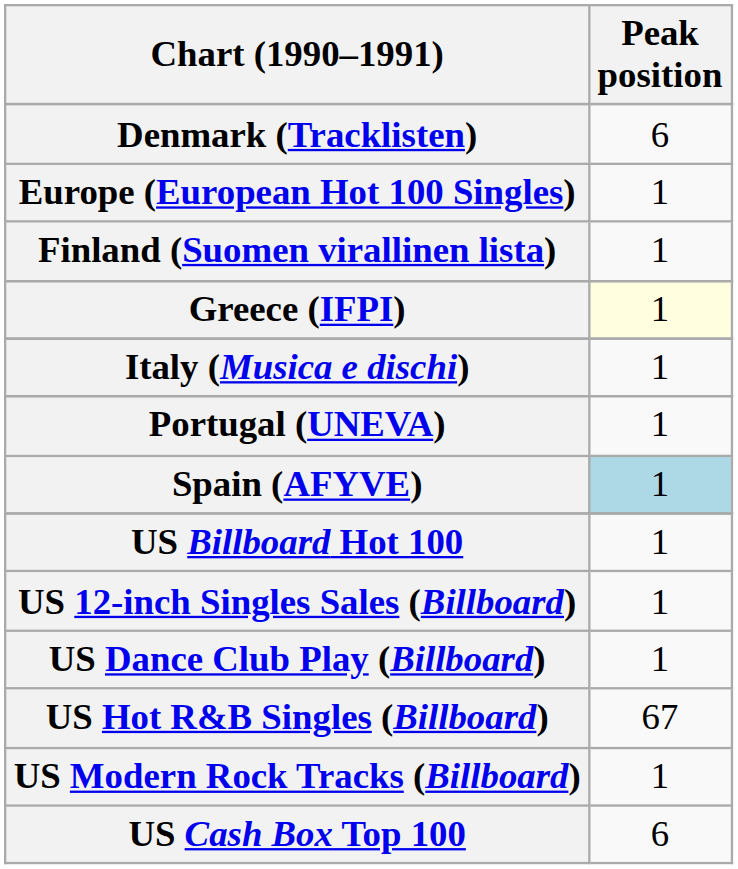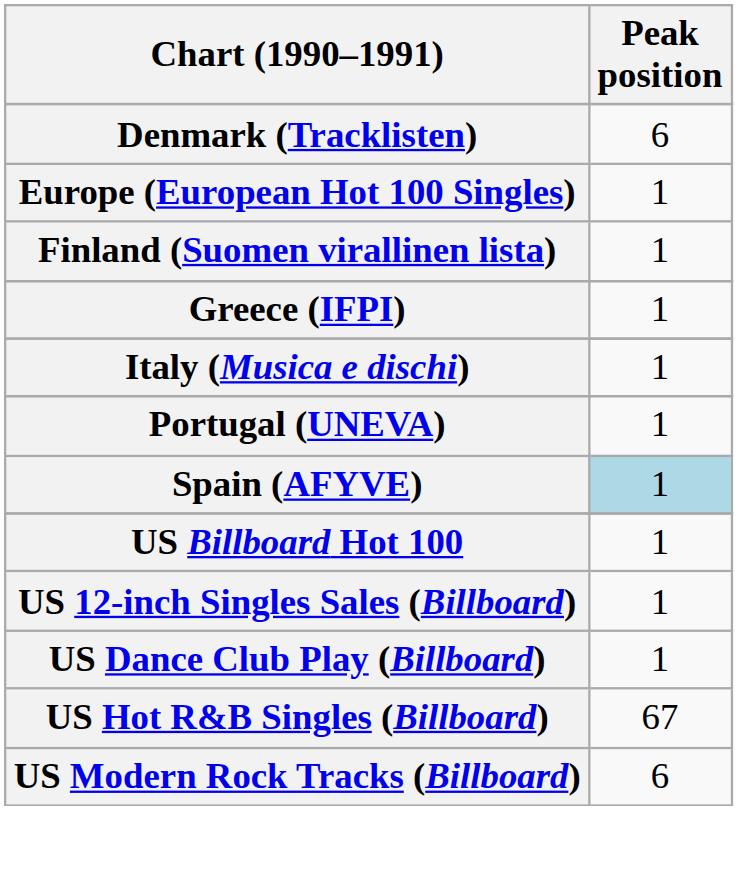(660, 308) lightyellow background -> (660, 308) no background
(660, 775) 1 -> (660, 775) 6
- row: (297, 833)
